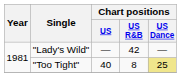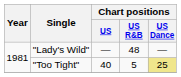(134, 49) 42 -> (134, 49) 48
(134, 65) 8 -> (134, 65) 5
